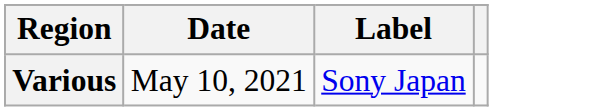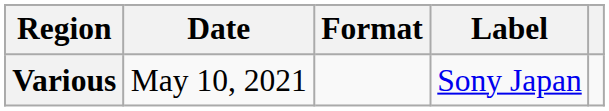+ column: (372, 29)
